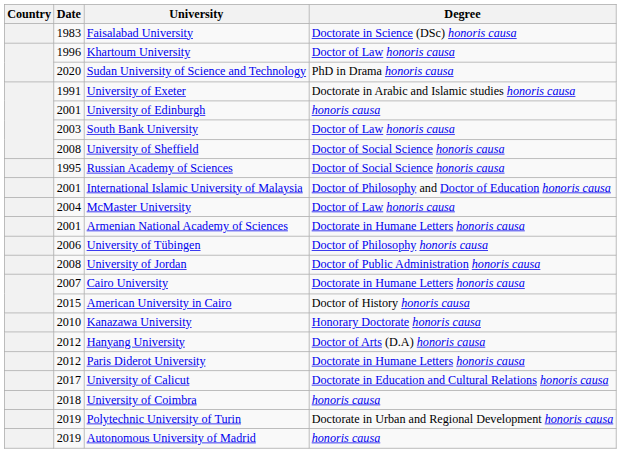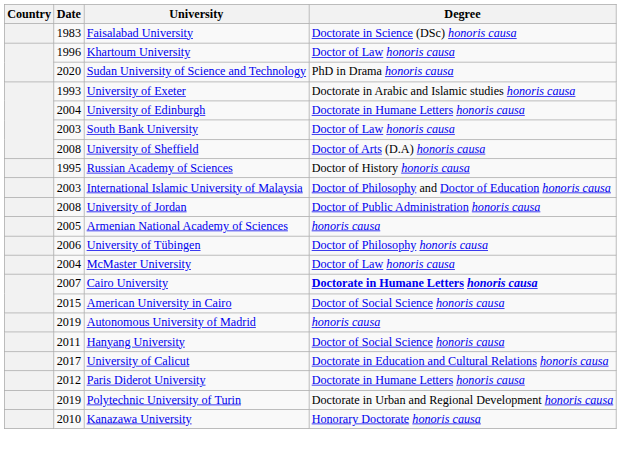(69, 91) 1991 -> (69, 91) 1993
(69, 110) 2001 -> (69, 110) 2004
(346, 110) honoris causa -> (418, 110) Doctorate in Humane Letters honoris causa
(408, 149) Doctor of Social Science honoris causa -> (398, 149) Doctor of Arts (D.A) honoris causa
(408, 168) Doctor of Social Science honoris causa -> (391, 168) Doctor of History honoris causa
(69, 187) 2001 -> (69, 187) 2003
rows swapped: (139, 206) <-> (137, 264)
(69, 226) 2001 -> (69, 226) 2005
(418, 226) Doctorate in Humane Letters honoris causa -> (346, 226) honoris causa
(418, 284) normal -> (425, 284) bold
(391, 303) Doctor of History honoris causa -> (408, 303) Doctor of Social Science honoris causa
rows swapped: (139, 322) <-> (171, 438)
(69, 341) 2012 -> (69, 341) 2011
(398, 341) Doctor of Arts (D.A) honoris causa -> (408, 341) Doctor of Social Science honoris causa
rows swapped: (146, 361) <-> (138, 380)
- row: (142, 399)
